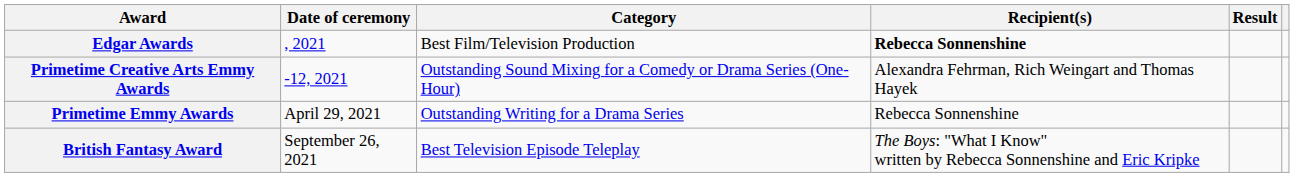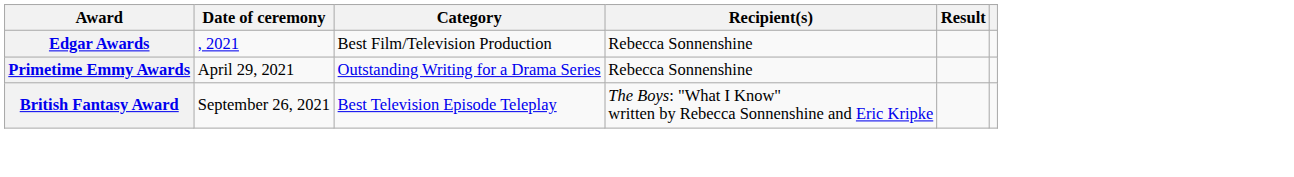(950, 43) bold -> (680, 43) normal
- row: (143, 79)
